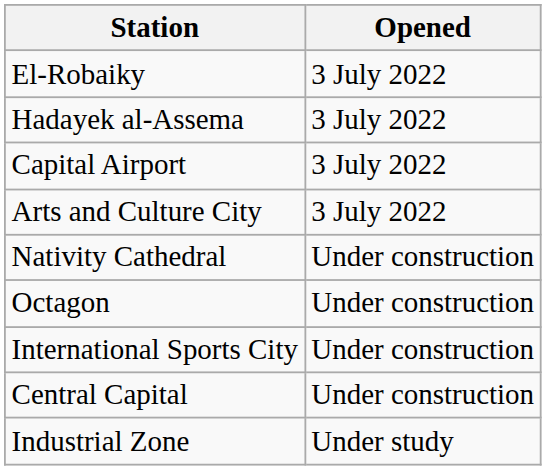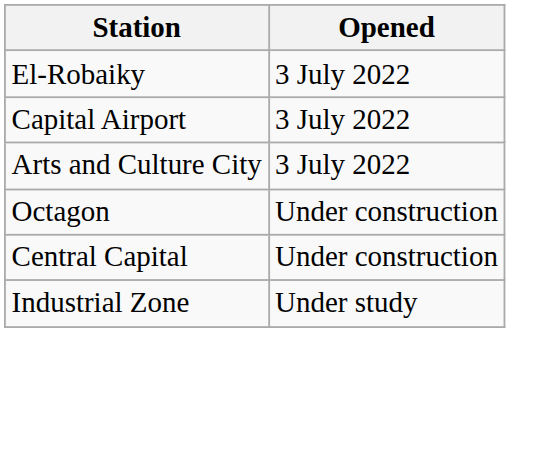- row: (128, 119)
- row: (119, 257)
- row: (155, 348)
